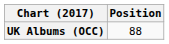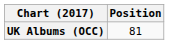(136, 31) 88 -> (136, 31) 81
